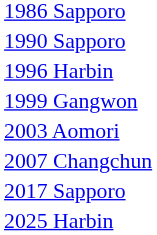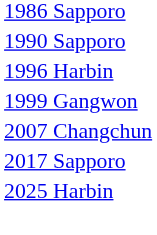- row: (62, 130)
